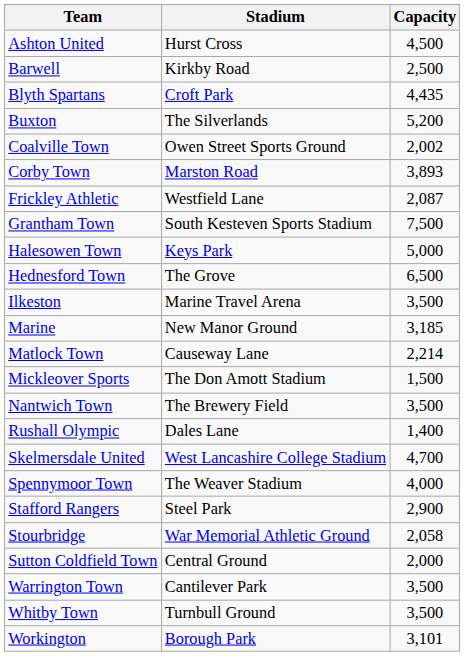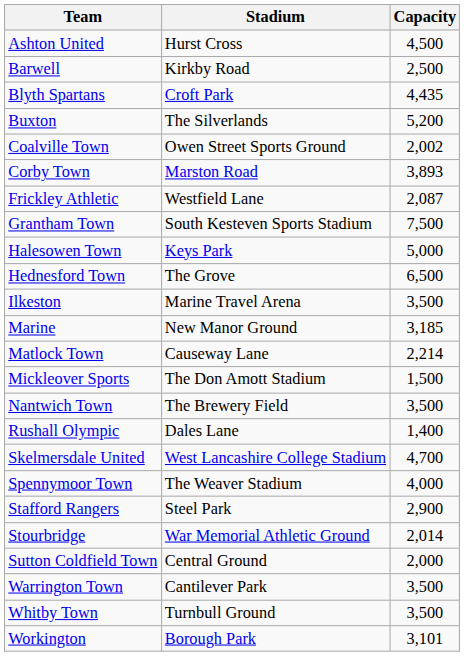(425, 535) 2,058 -> (425, 535) 2,014
